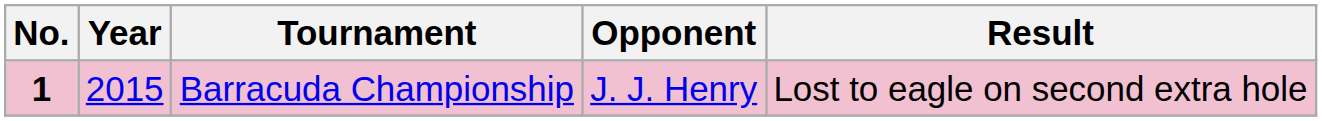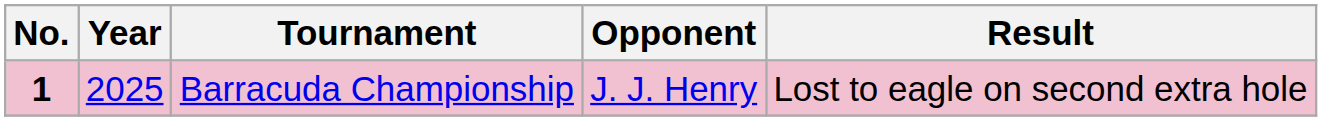(125, 88) 2015 -> (125, 88) 2025
